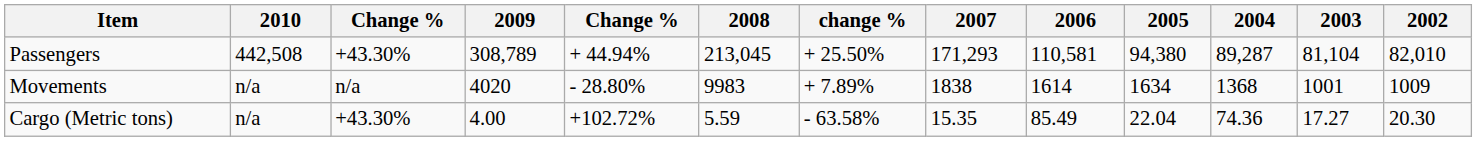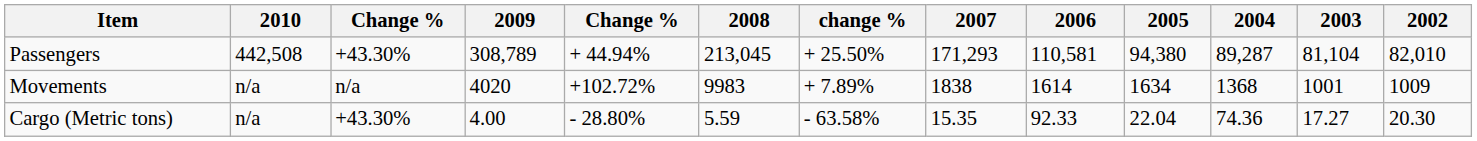(607, 86) - 28.80% -> (612, 86) +102.72%
(612, 119) +102.72% -> (607, 119) - 28.80%
(1054, 119) 85.49 -> (1054, 119) 92.33
